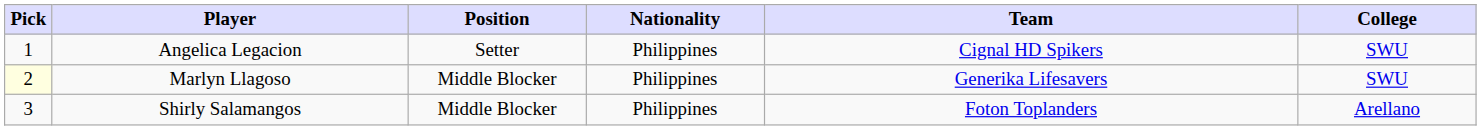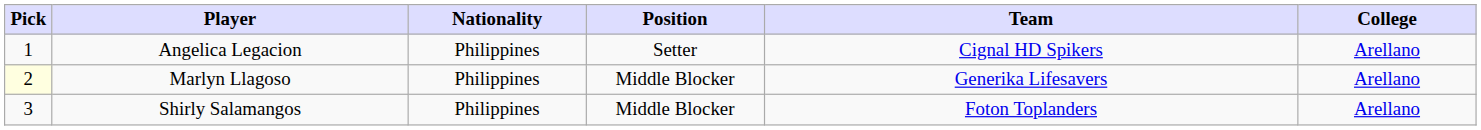columns swapped: (497, 19) <-> (675, 19)
(1387, 49) SWU -> (1387, 49) Arellano
(1387, 79) SWU -> (1387, 79) Arellano
